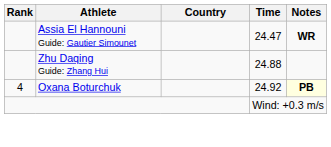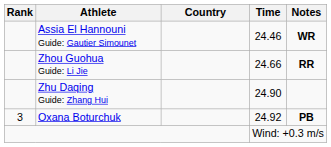(268, 36) 24.47 -> (268, 36) 24.46
+ row: (71, 65)
(268, 65) 24.88 -> (268, 94) 24.90
(20, 88) 4 -> (20, 117) 3
(306, 88) lightyellow background -> (306, 117) no background
